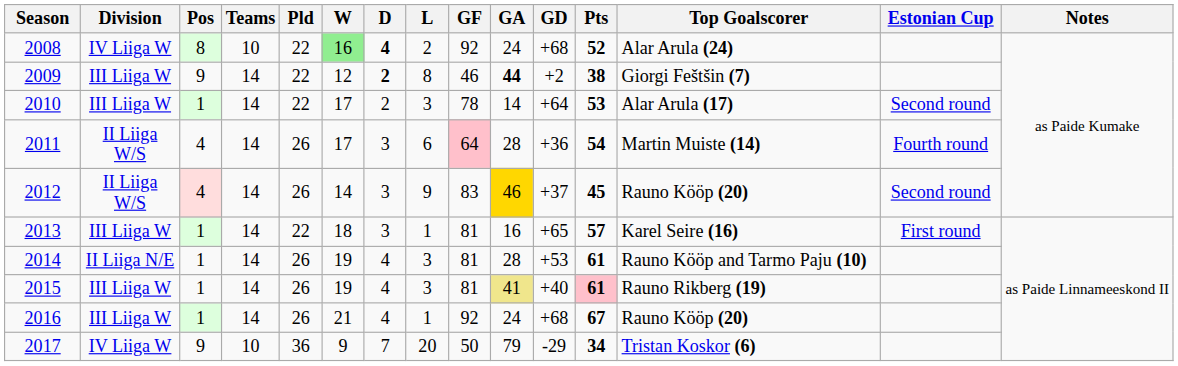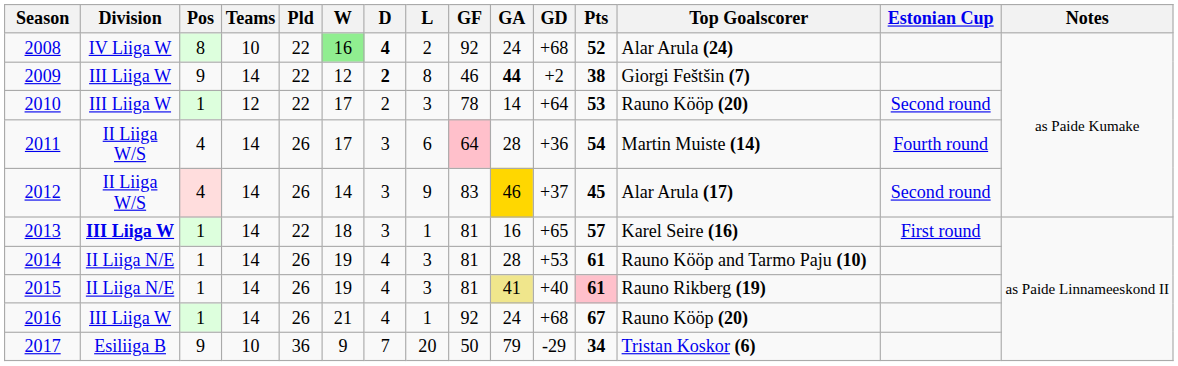(251, 104) 14 -> (251, 104) 12
(677, 104) Alar Arula (17) -> (685, 104) Rauno Kööp (20)
(685, 192) Rauno Kööp (20) -> (677, 192) Alar Arula (17)
(130, 231) normal -> (130, 231) bold
(130, 288) III Liiga W -> (130, 288) II Liiga N/E
(130, 346) IV Liiga W -> (130, 346) Esiliiga B
